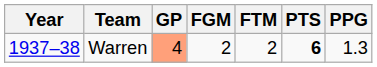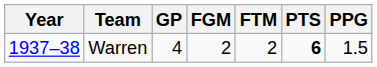(177, 48) lightsalmon background -> (177, 48) no background
(355, 48) 1.3 -> (355, 48) 1.5
